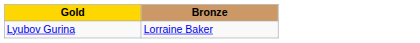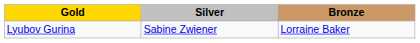+ column: (210, 12)
